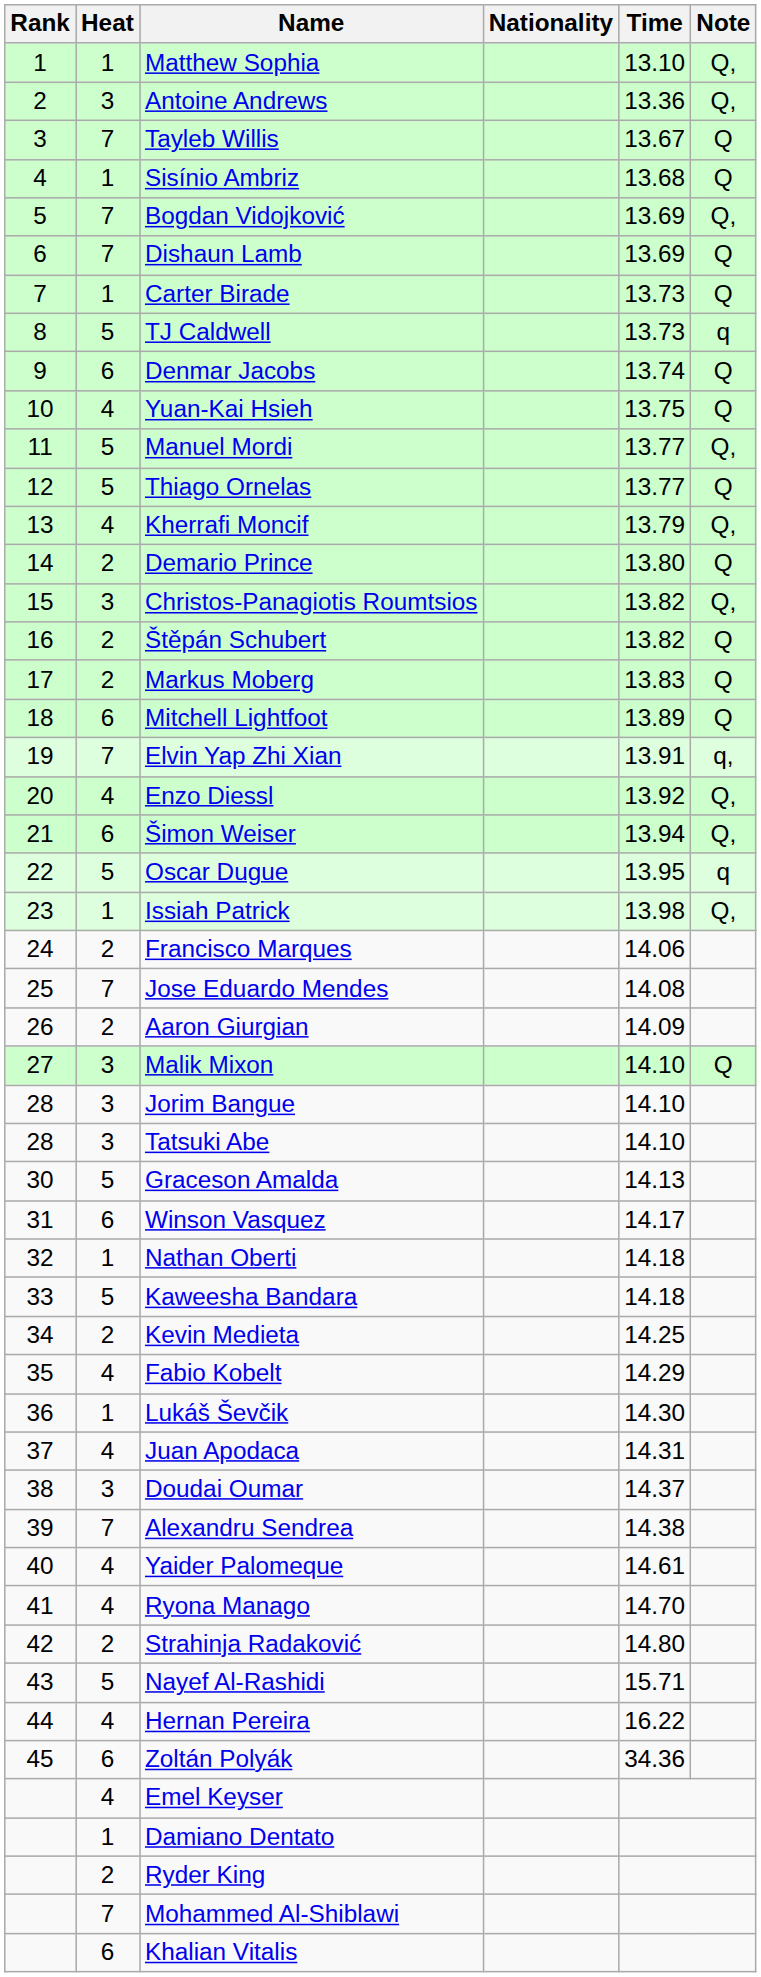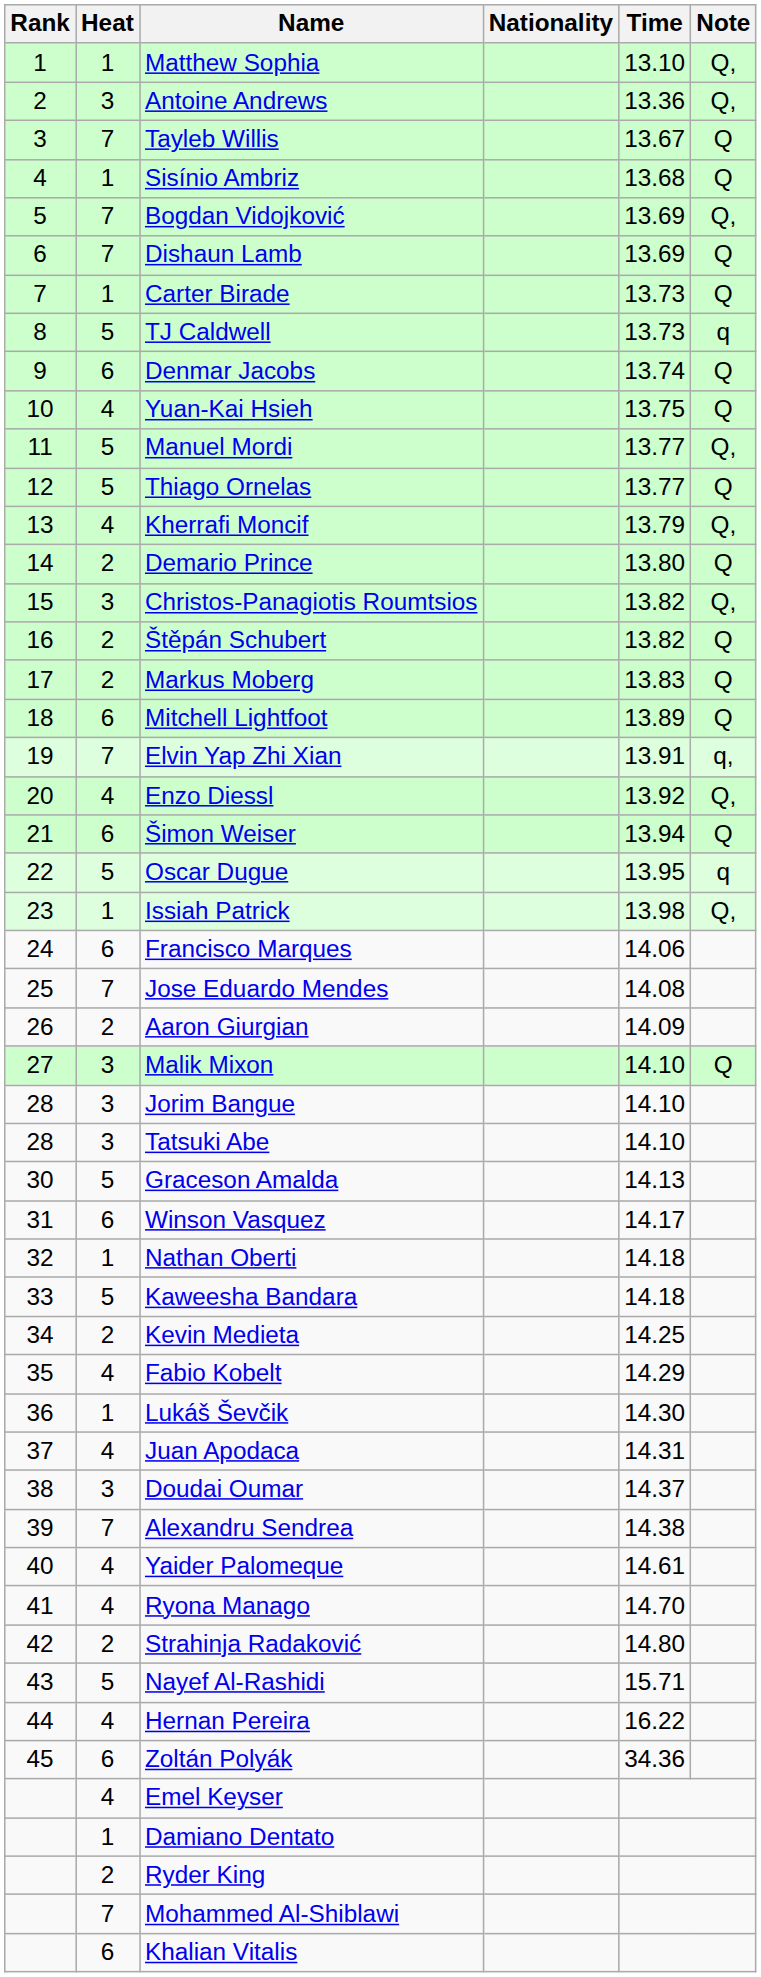(723, 833) Q, -> (723, 833) Q
(107, 949) 2 -> (107, 949) 6
